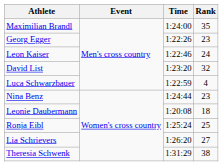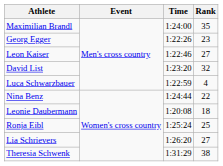(206, 54) 24 -> (206, 54) 27
(206, 97) 23 -> (206, 97) 22
